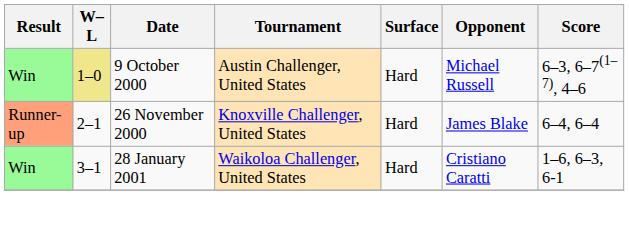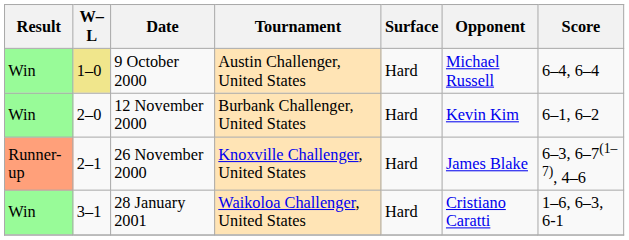(580, 75) 6–3, 6–7(1–7), 4–6 -> (571, 70) 6–4, 6–4
+ row: (159, 115)
(571, 123) 6–4, 6–4 -> (580, 163) 6–3, 6–7(1–7), 4–6
